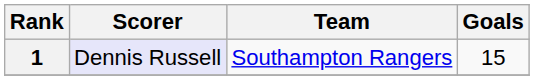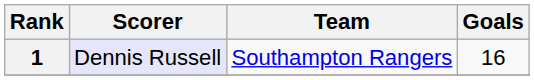(493, 57) 15 -> (493, 57) 16
